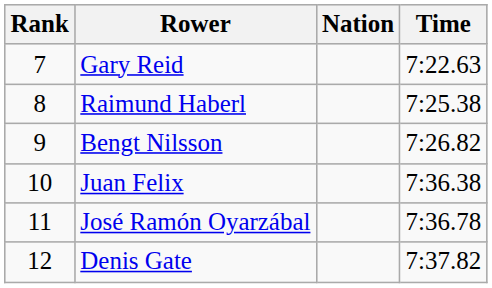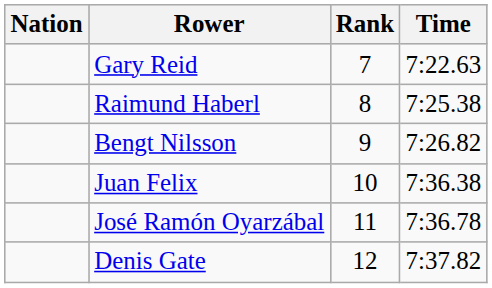columns swapped: (40, 24) <-> (358, 24)
